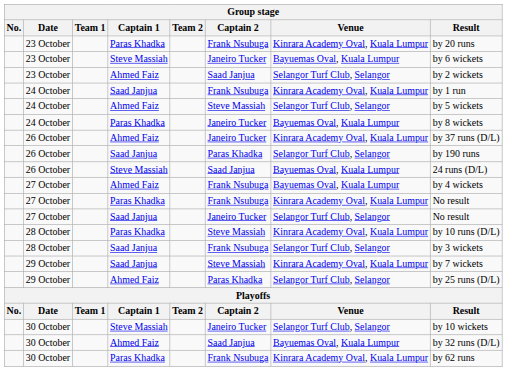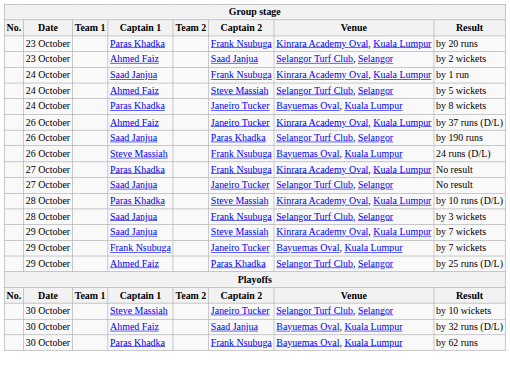- row: (48, 59)
(231, 169) Saad Janjua -> (241, 153) Frank Nsubuga
- row: (48, 185)
+ row: (48, 248)
(351, 358) Kinrara Academy Oval, Kuala Lumpur -> (339, 342) Bayuemas Oval, Kuala Lumpur
